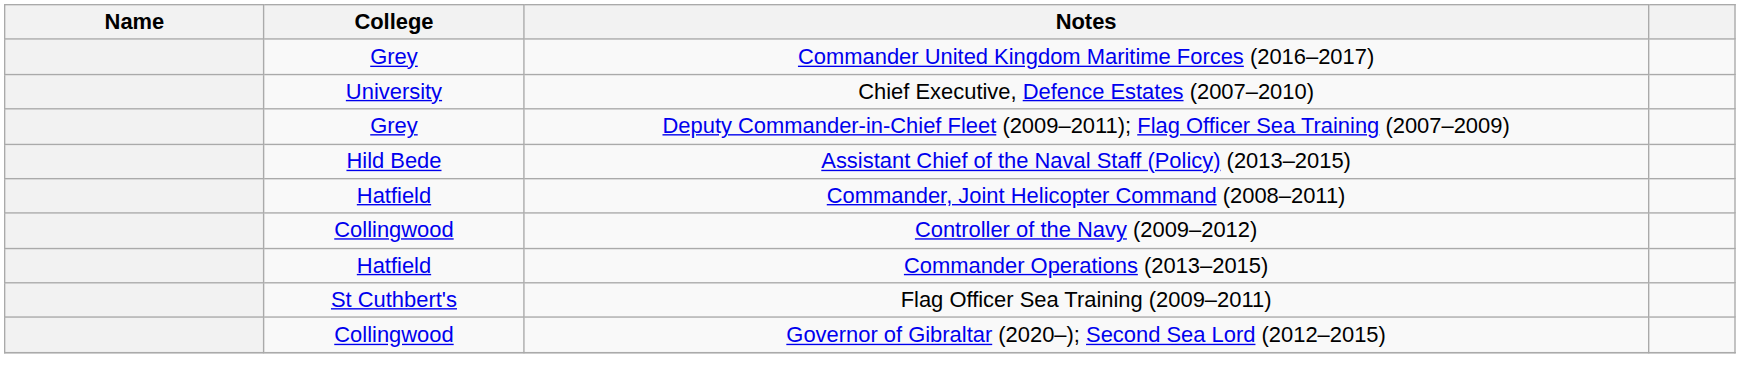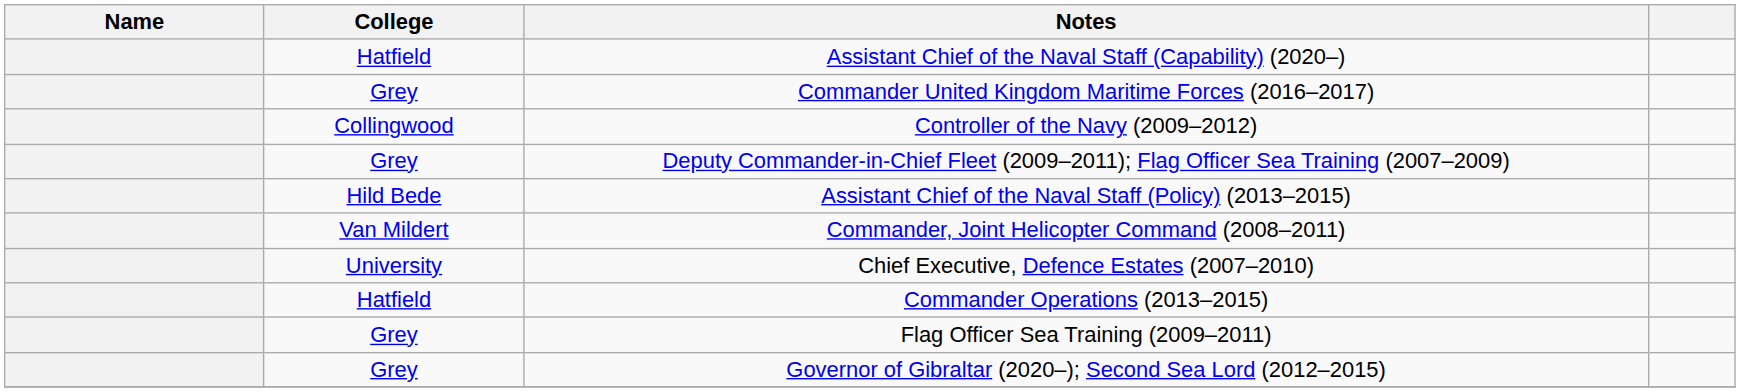+ row: (1086, 56)
rows swapped: (1086, 230) <-> (1086, 91)
(394, 195) Hatfield -> (394, 230) Van Mildert
(394, 299) St Cuthbert's -> (394, 334) Grey
(394, 334) Collingwood -> (394, 369) Grey
